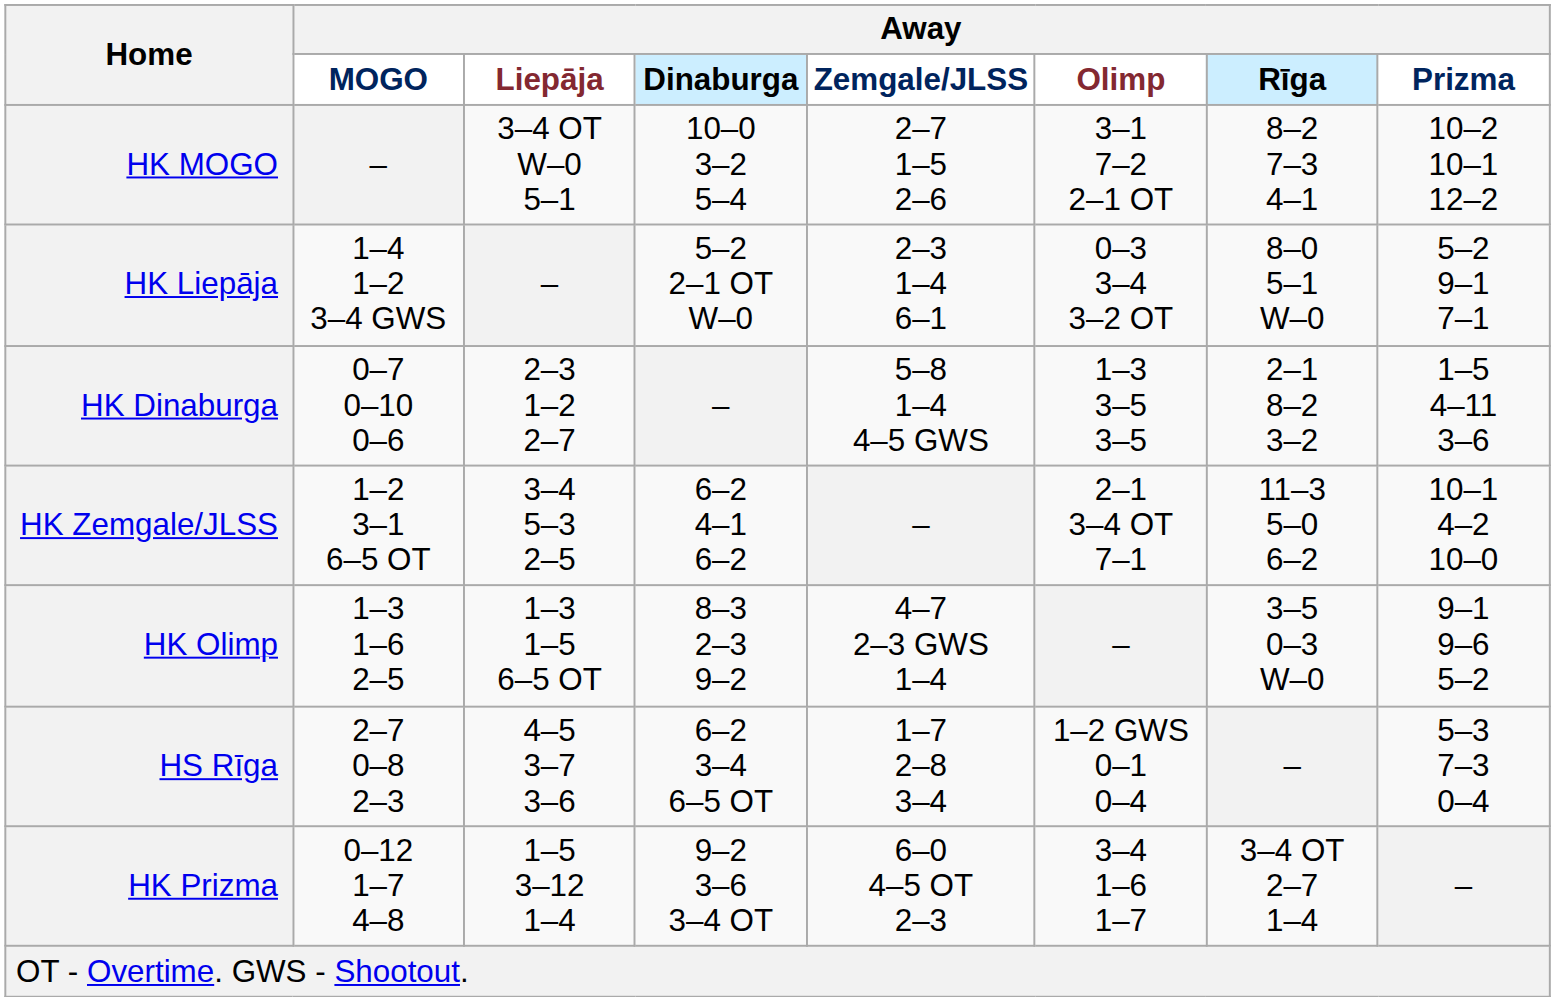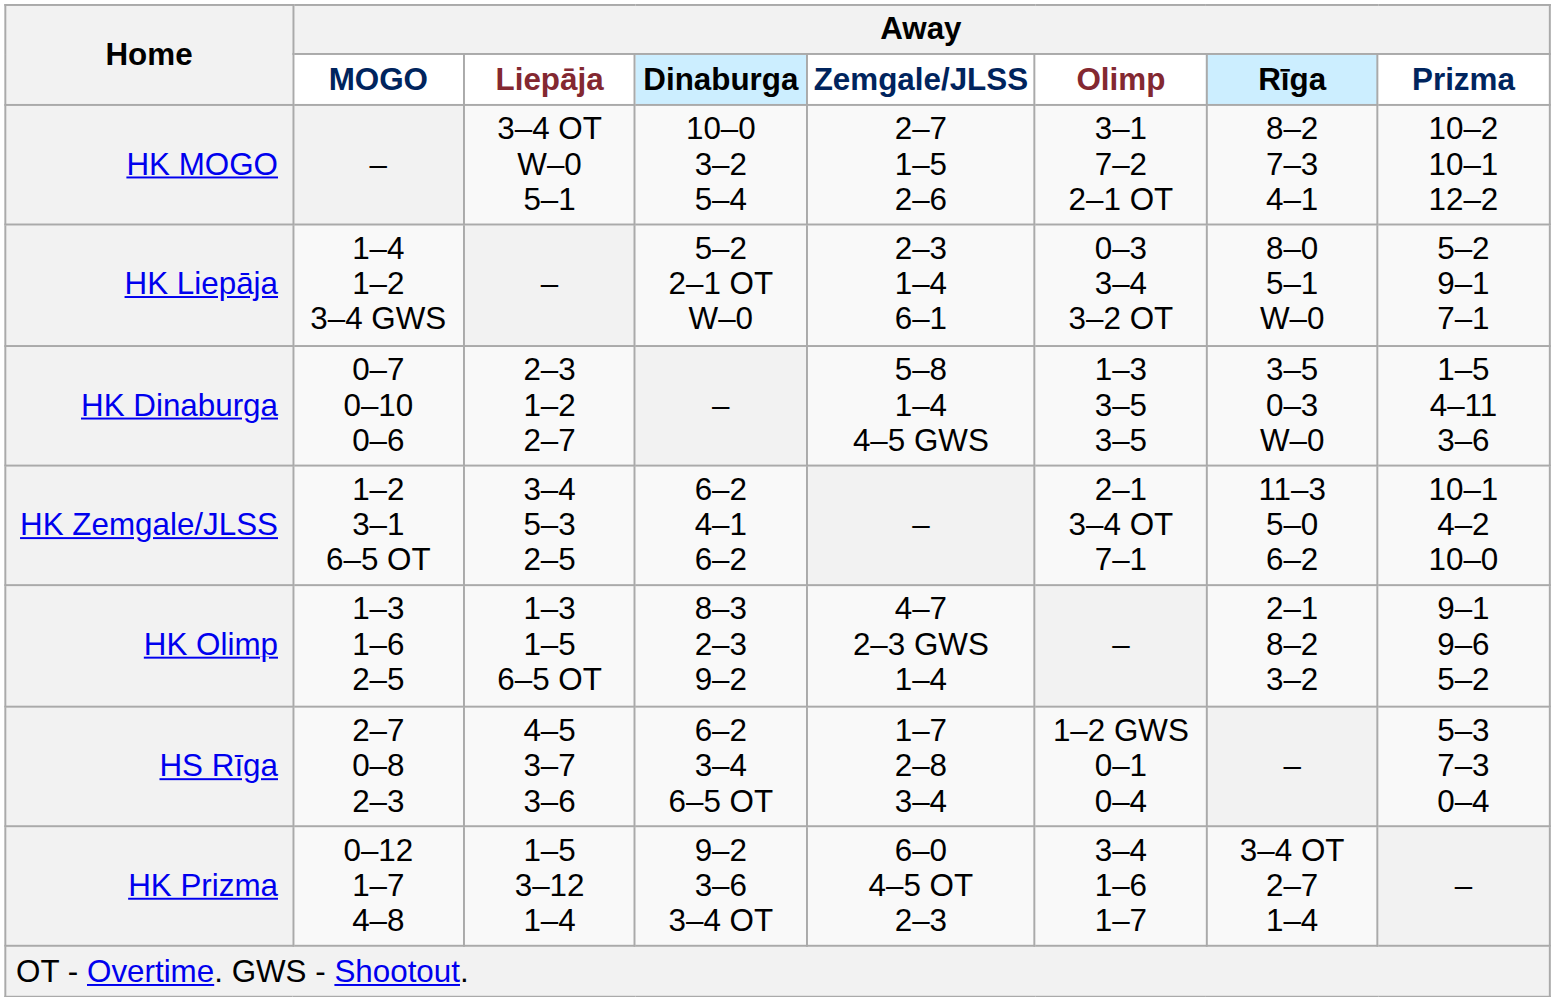(1292, 404) 2–1 8–2 3–2 -> (1292, 404) 3–5 0–3 W–0
(1292, 645) 3–5 0–3 W–0 -> (1292, 645) 2–1 8–2 3–2
